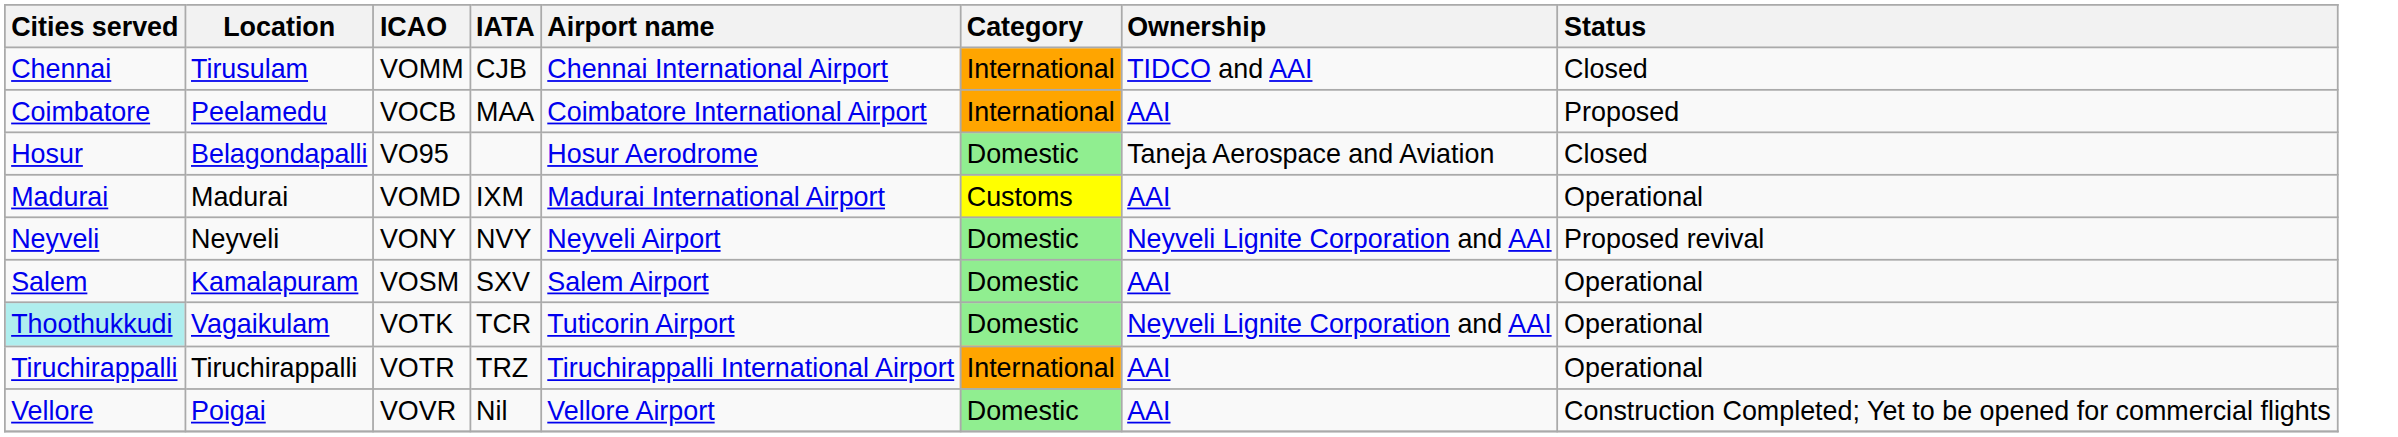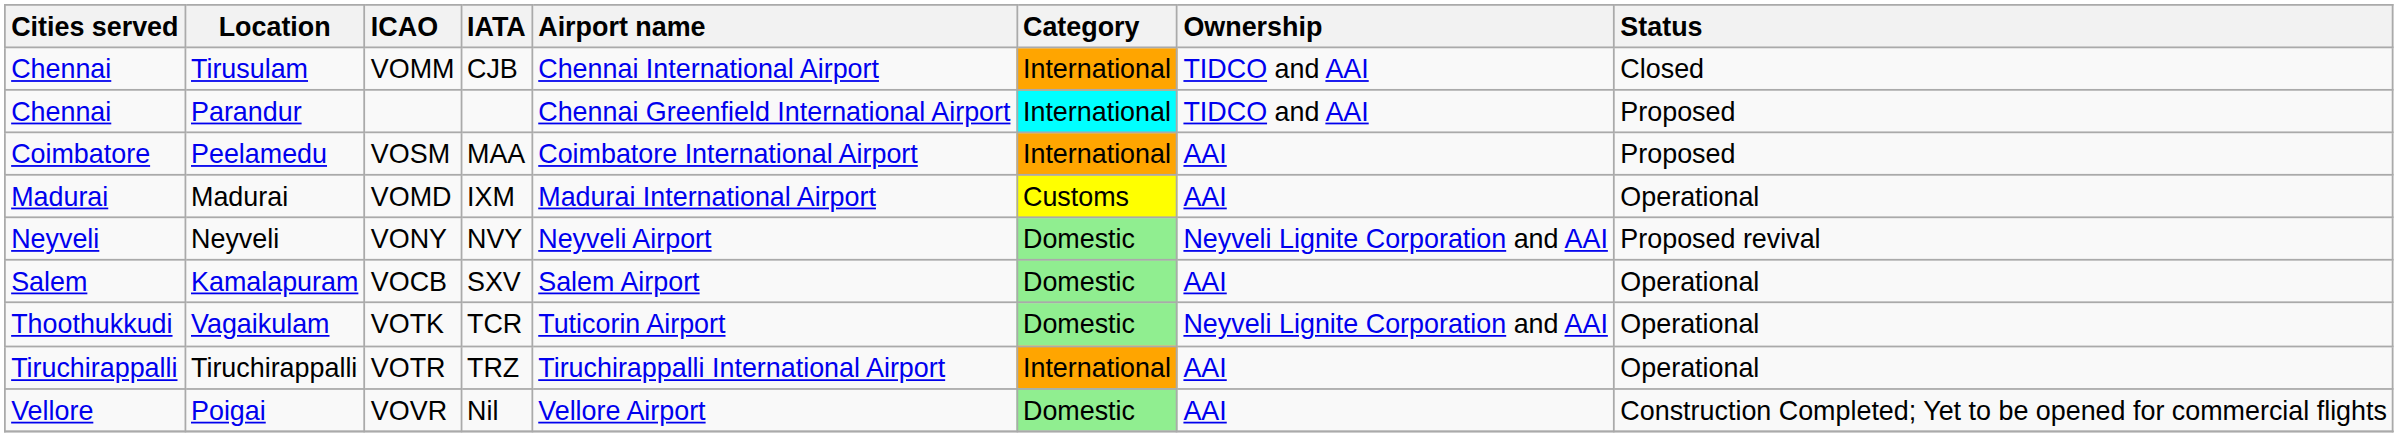+ row: (246, 112)
(418, 112) VOCB -> (410, 154) VOSM
- row: (279, 154)
(419, 282) VOSM -> (409, 282) VOCB
(92, 325) paleturquoise background -> (92, 325) no background
